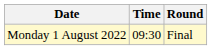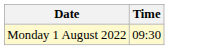- column: (185, 14)
